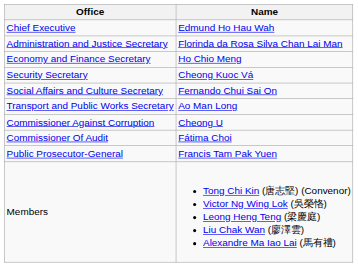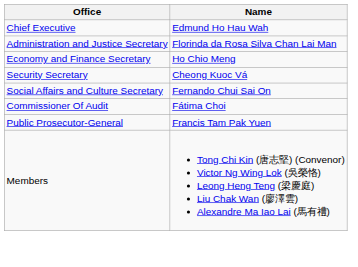- row: (90, 106)
- row: (80, 122)
